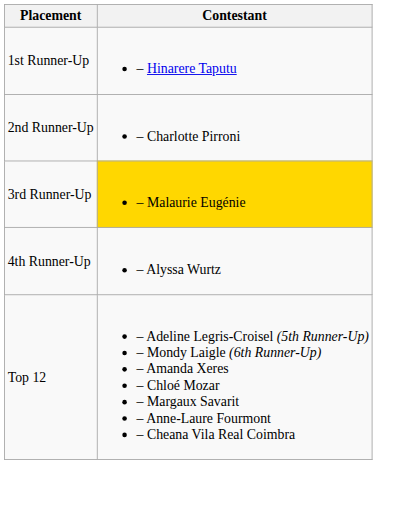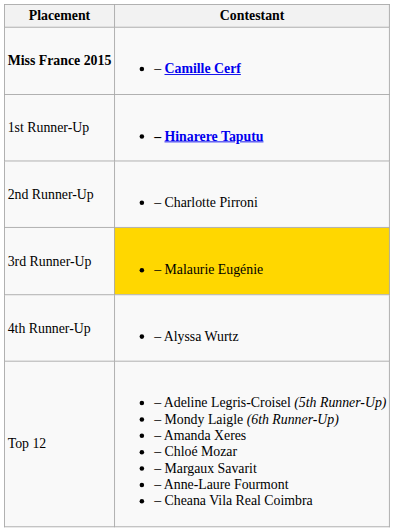+ row: (59, 60)
(235, 69) normal -> (252, 136) bold
